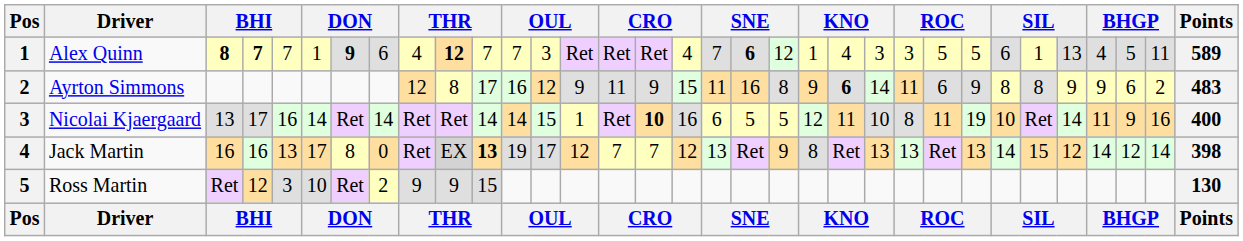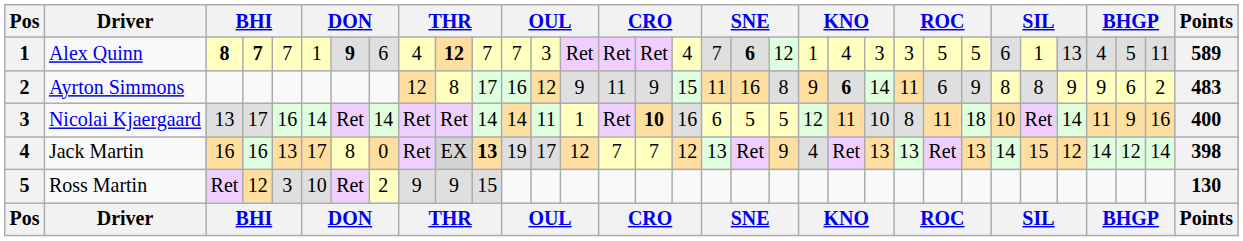(546, 119) 15 -> (546, 119) 11
(976, 119) 19 -> (976, 119) 18
(813, 152) 8 -> (813, 152) 4
